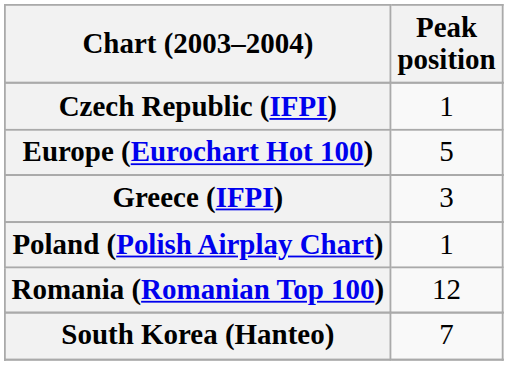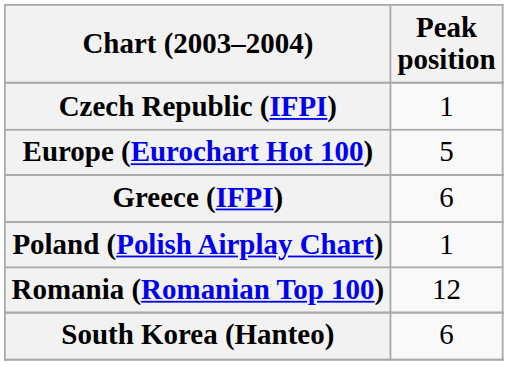(447, 197) 3 -> (447, 197) 6
(447, 335) 7 -> (447, 335) 6
